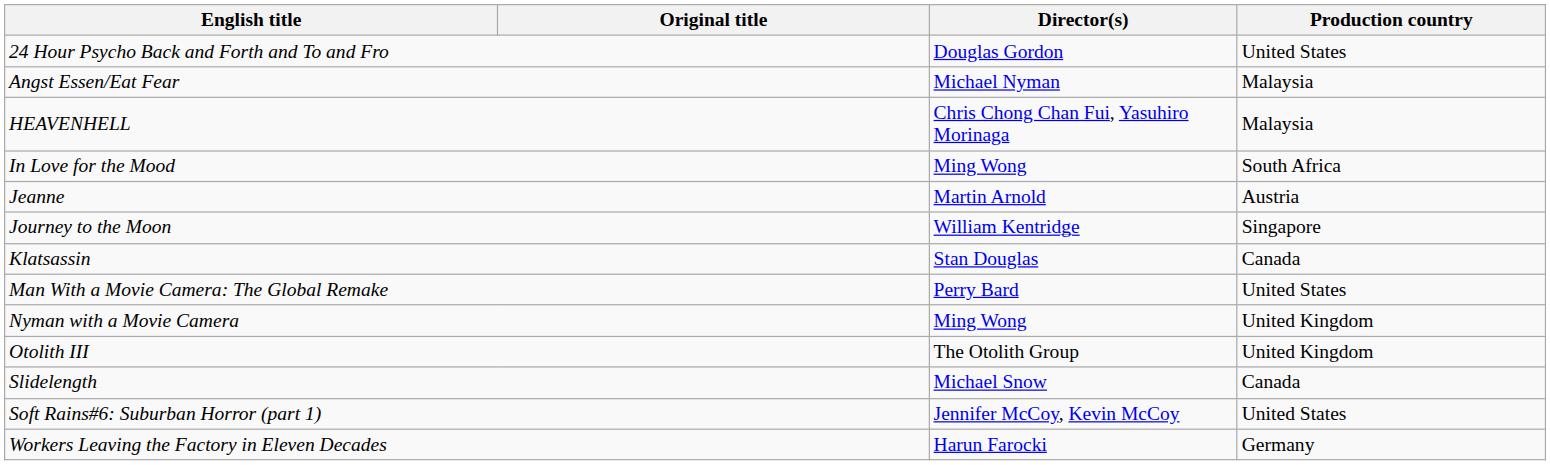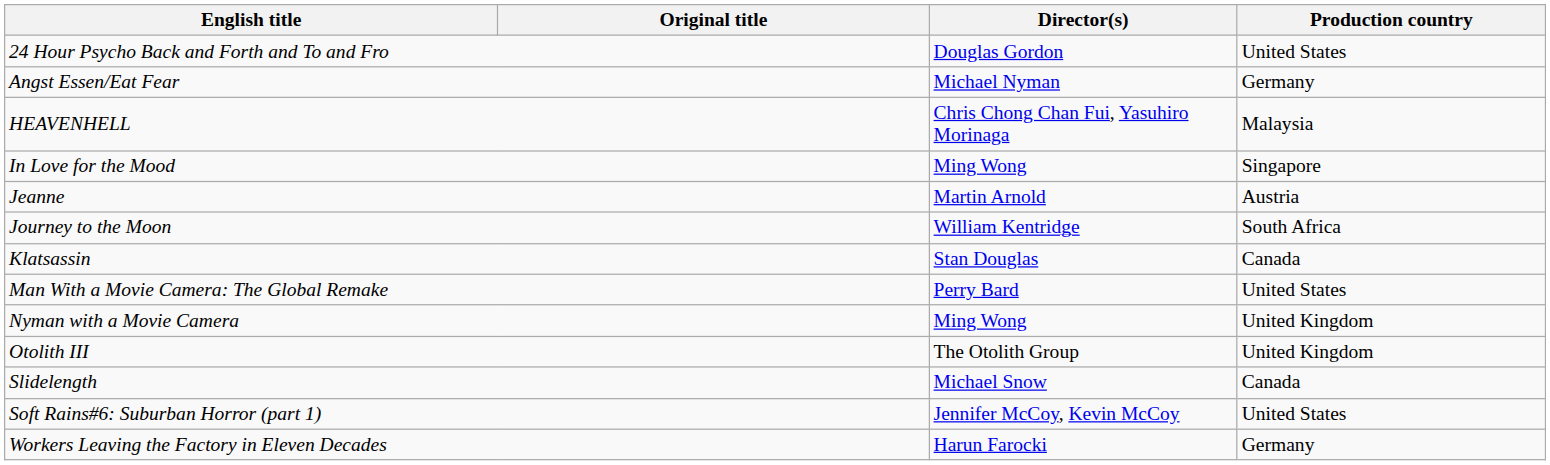(1278, 81) Malaysia -> (1278, 81) Germany
(1291, 165) South Africa -> (1281, 165) Singapore
(1281, 227) Singapore -> (1291, 227) South Africa
